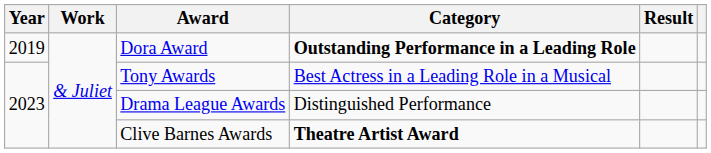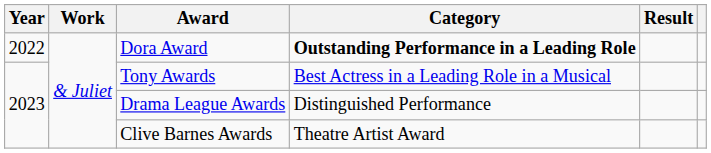(27, 47) 2019 -> (27, 47) 2022
(376, 133) bold -> (369, 133) normal
